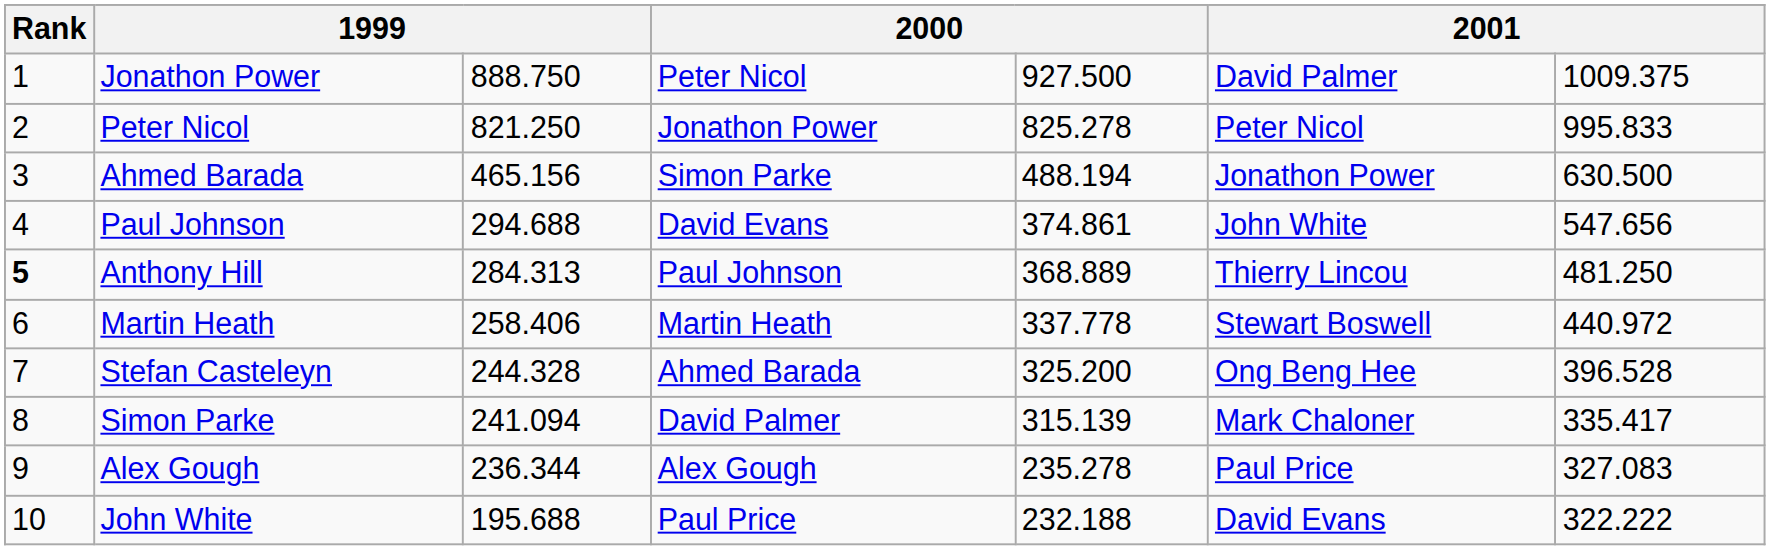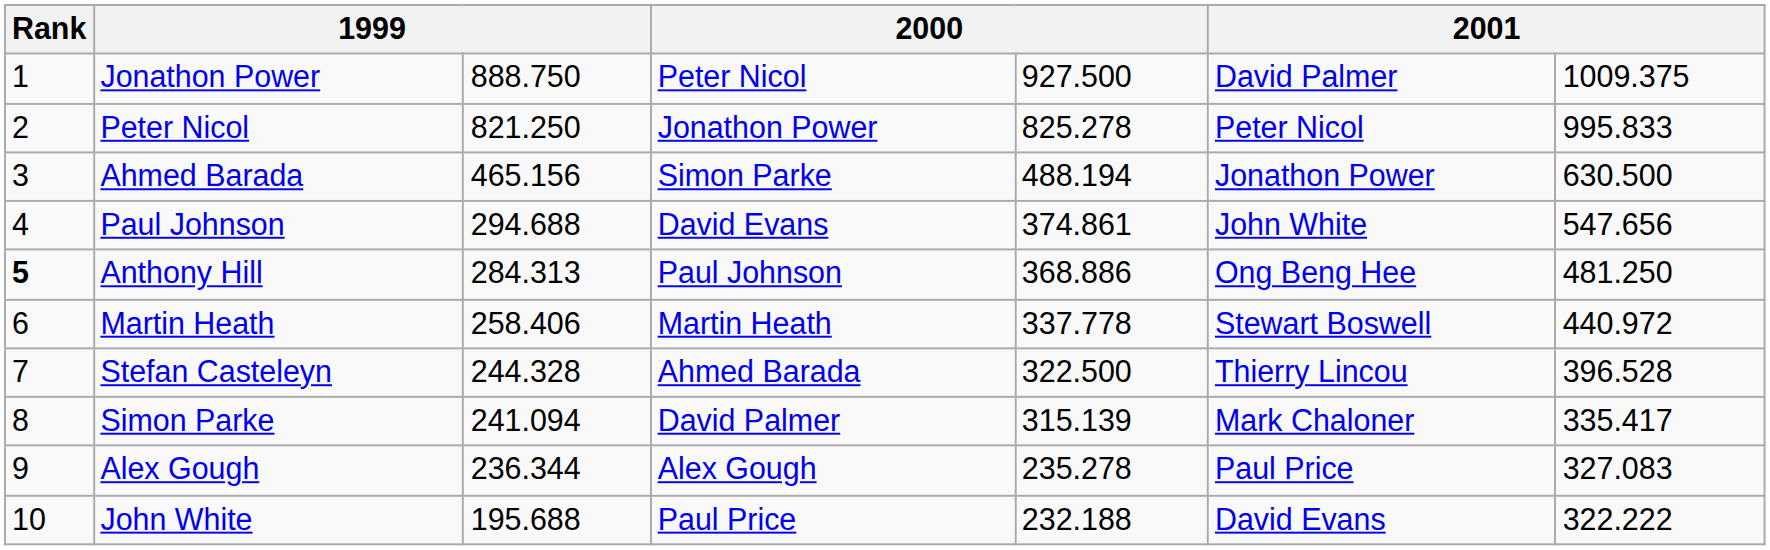(1077, 273) 368.889 -> (1077, 273) 368.886
(1311, 273) Thierry Lincou -> (1316, 273) Ong Beng Hee
(1077, 371) 325.200 -> (1077, 371) 322.500
(1316, 371) Ong Beng Hee -> (1311, 371) Thierry Lincou
